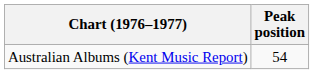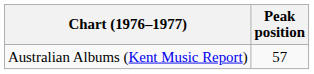(280, 56) 54 -> (280, 56) 57
